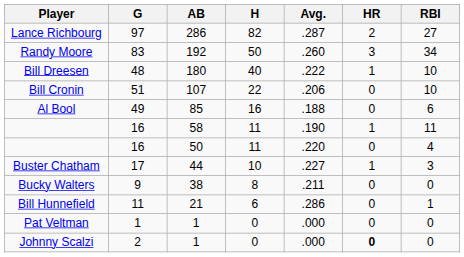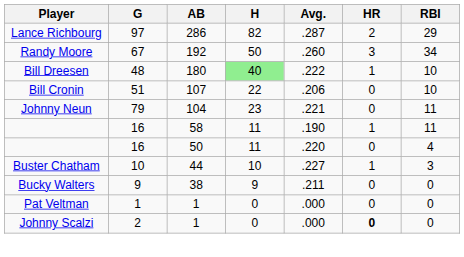(430, 33) 27 -> (430, 33) 29
(138, 52) 83 -> (138, 52) 67
(255, 71) no background -> (255, 71) lightgreen background
+ row: (56, 109)
- row: (56, 109)
(138, 166) 17 -> (138, 166) 10
(255, 185) 8 -> (255, 185) 9
- row: (56, 204)
